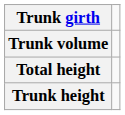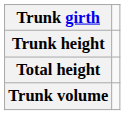rows swapped: (58, 95) <-> (58, 43)
